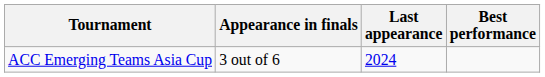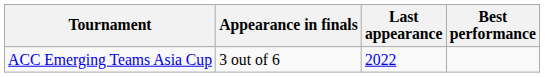(381, 59) 2024 -> (381, 59) 2022
